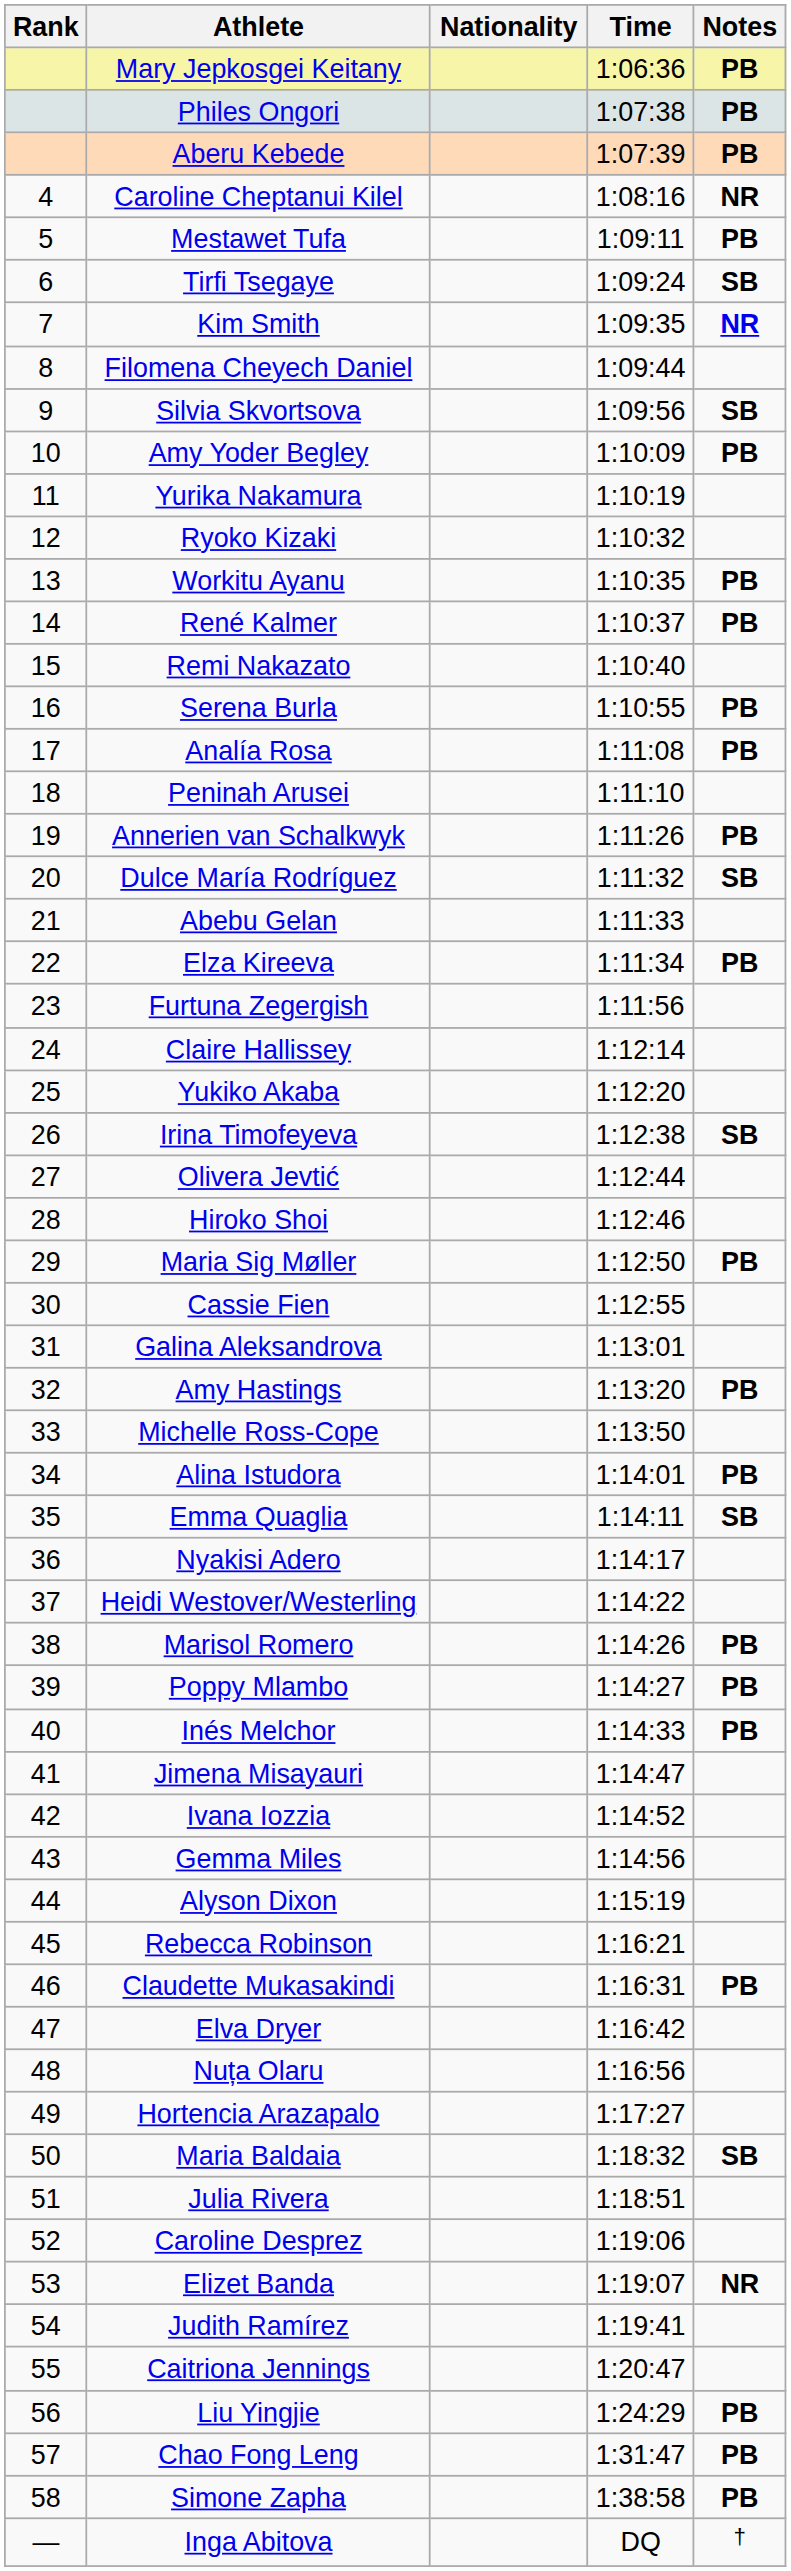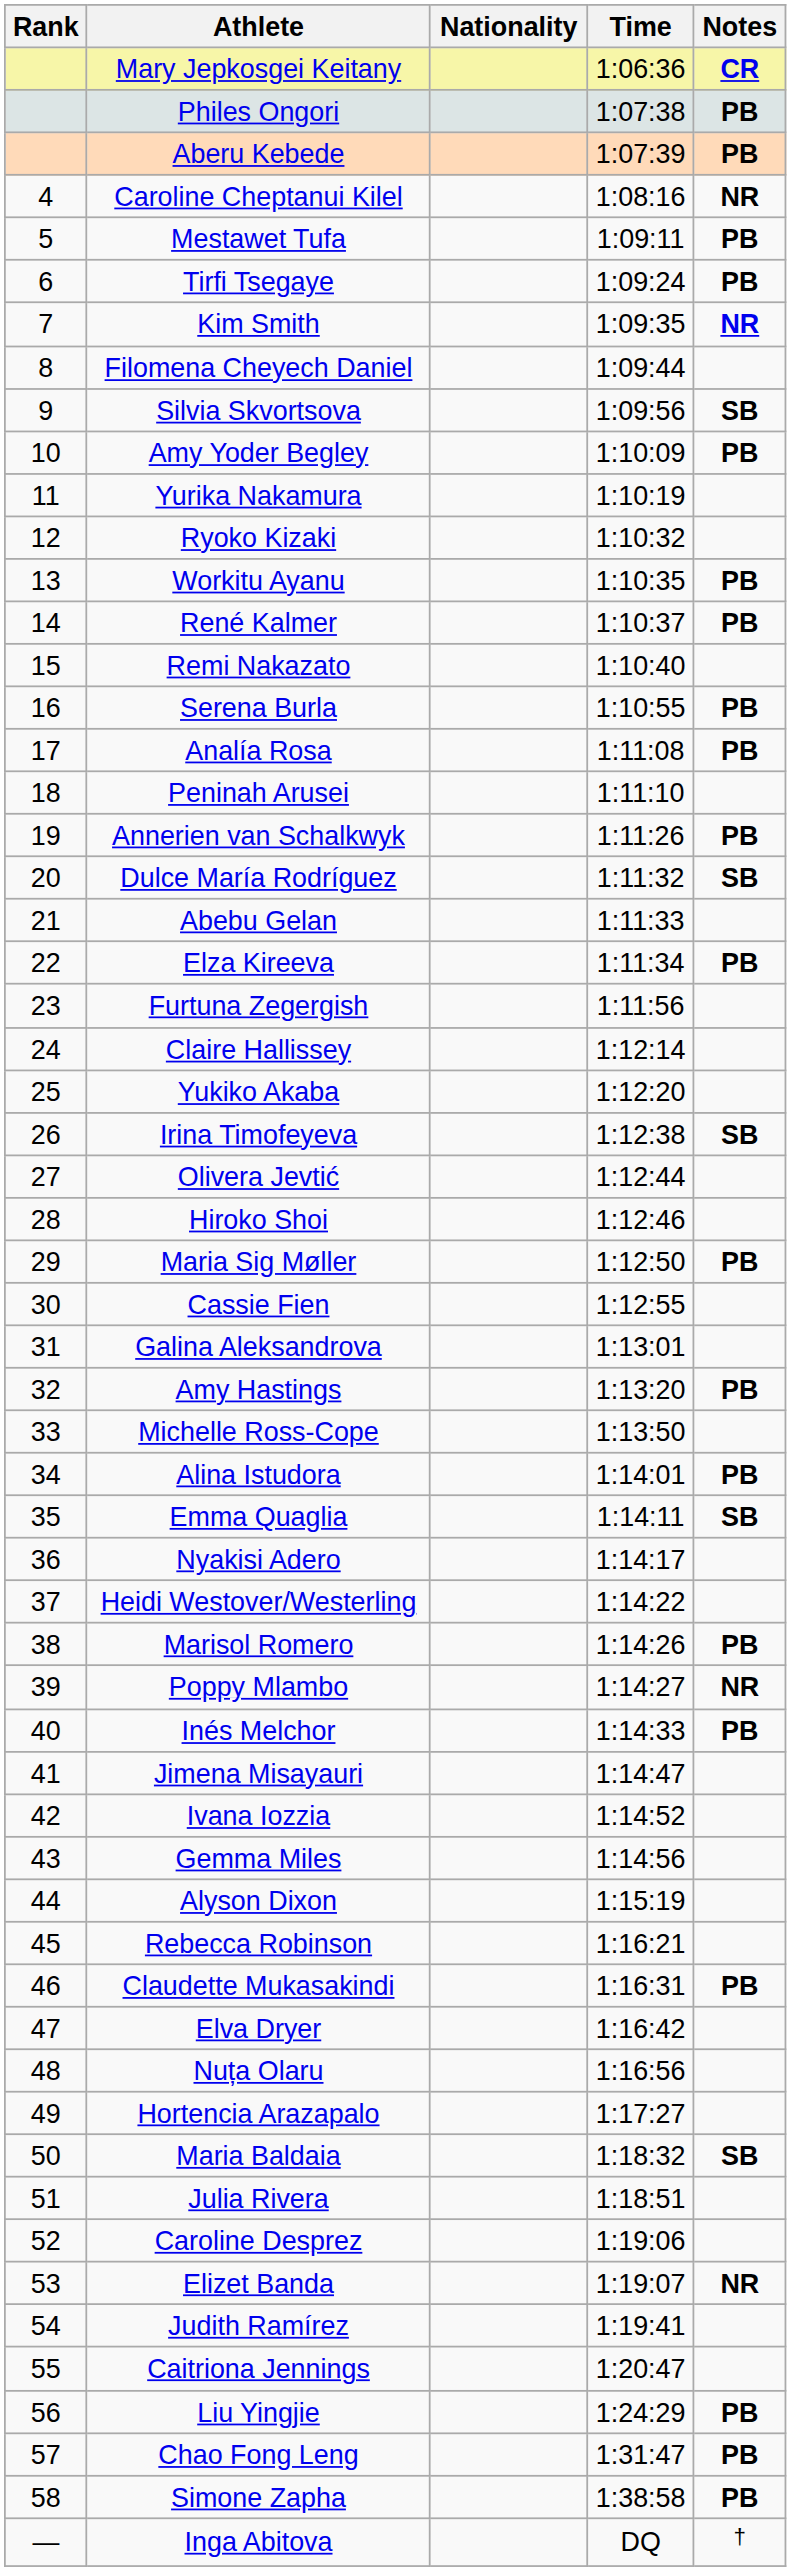(740, 69) PB -> (740, 69) CR
(740, 282) SB -> (740, 282) PB
(740, 1687) PB -> (740, 1687) NR
